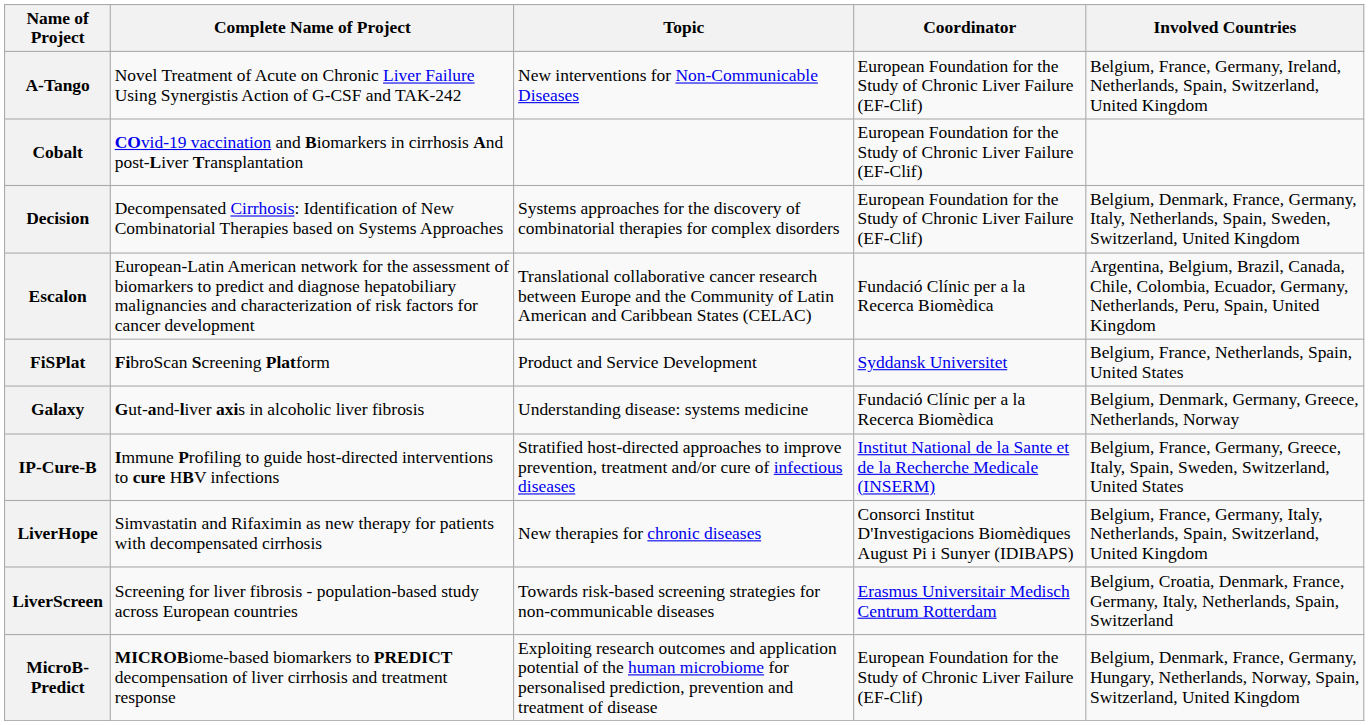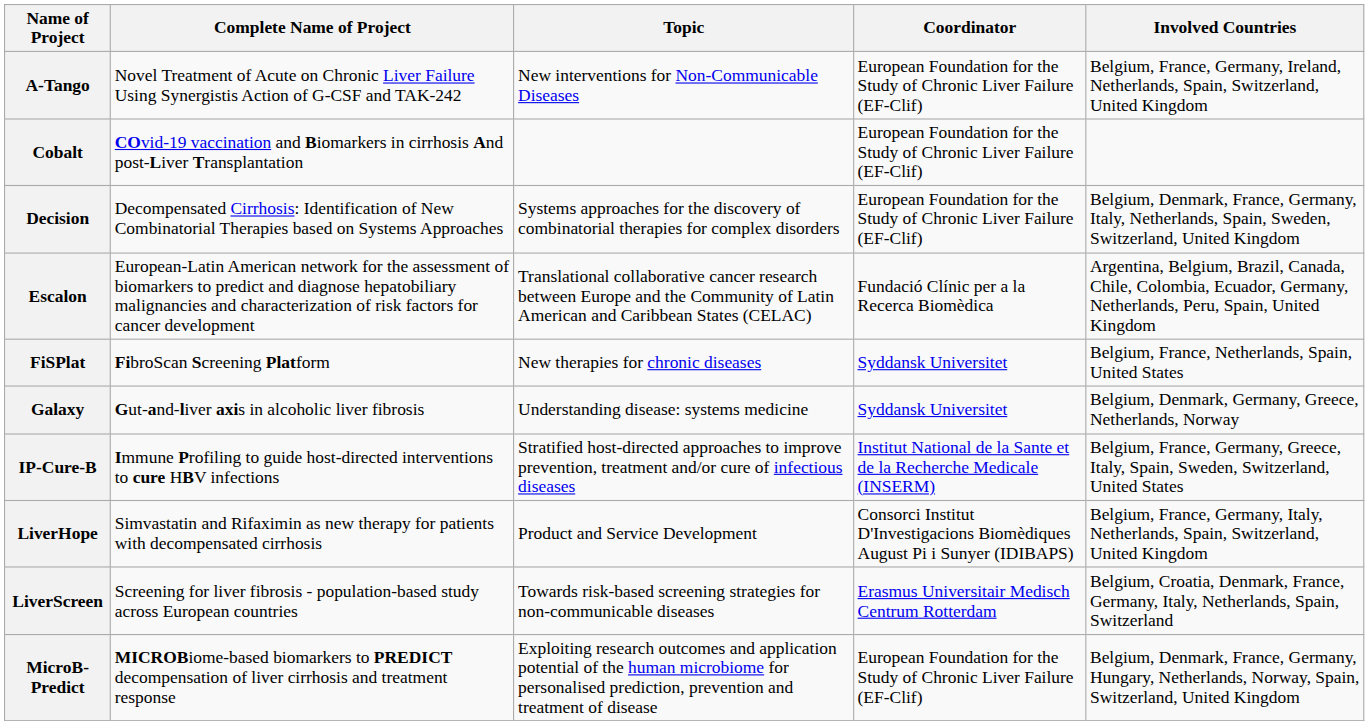(637, 362) Product and Service Development -> (640, 362) New therapies for chronic diseases
(941, 409) Fundació Clínic per a la Recerca Biomèdica -> (932, 409) Syddansk Universitet
(640, 533) New therapies for chronic diseases -> (637, 533) Product and Service Development
